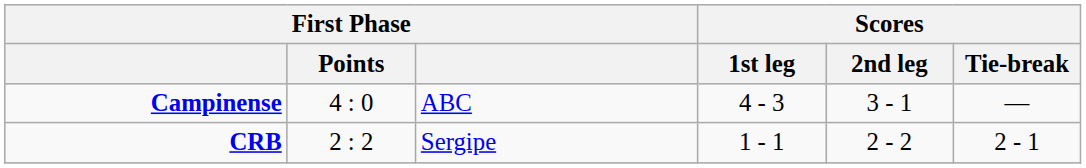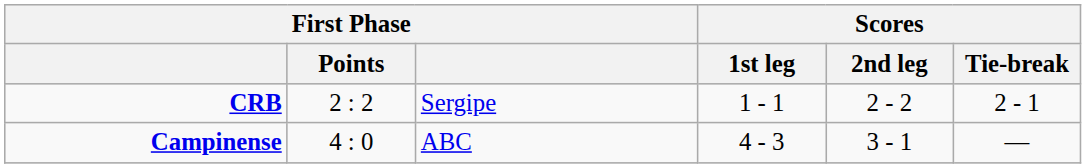rows swapped: (216, 102) <-> (256, 142)
